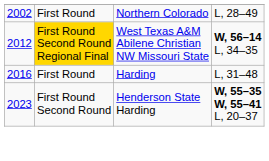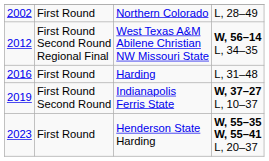(74, 43) gold background -> (74, 43) no background
+ row: (146, 98)
(74, 104) First Round Second Round -> (66, 134) First Round
